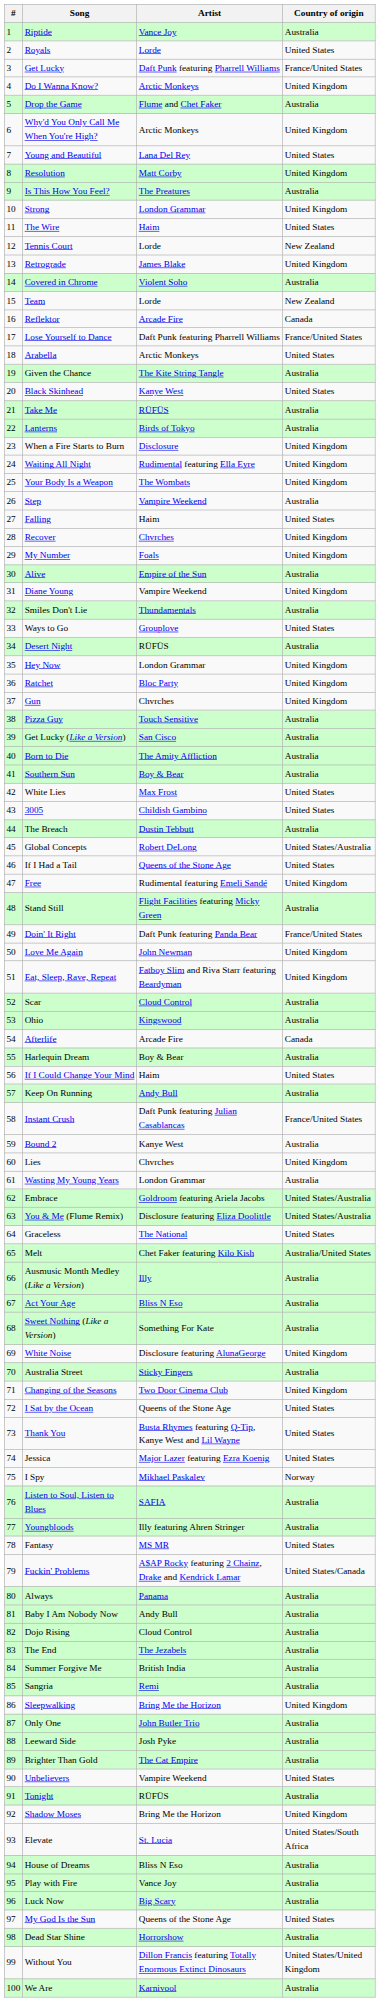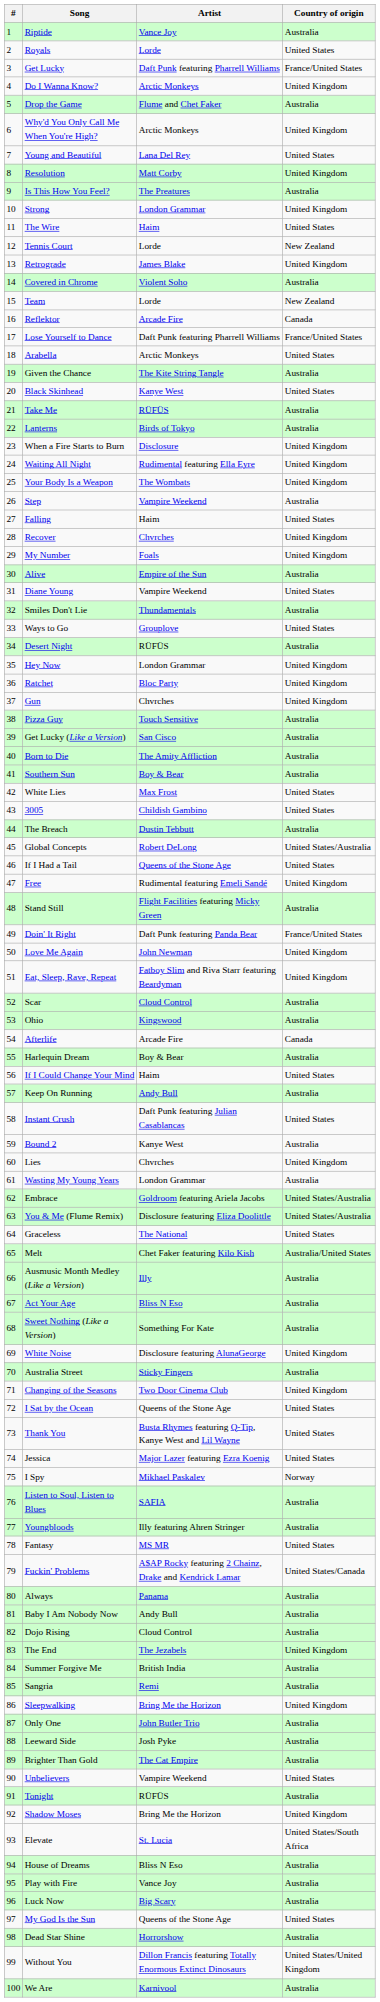(316, 592) United Kingdom -> (310, 592) United States
(323, 1118) France/United States -> (310, 1118) United States
(302, 1650) Australia -> (316, 1650) United Kingdom
